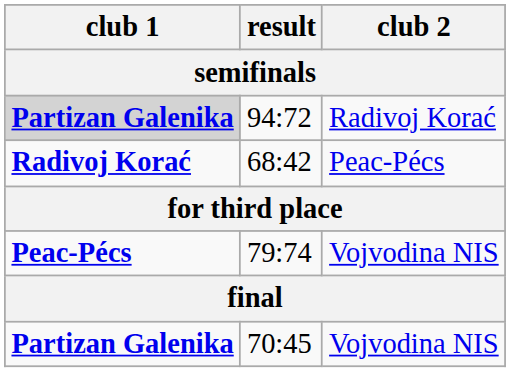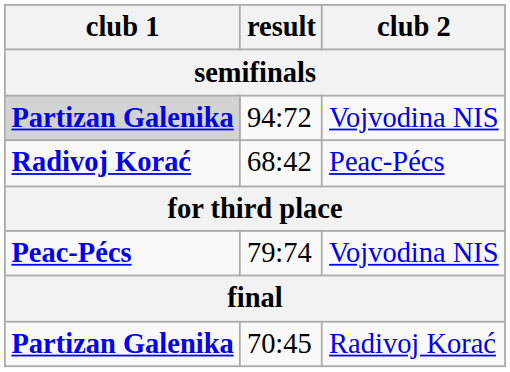(413, 117) Radivoj Korać -> (414, 117) Vojvodina NIS
(414, 343) Vojvodina NIS -> (413, 343) Radivoj Korać
